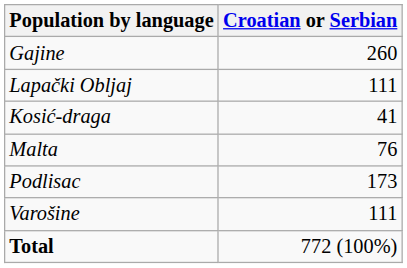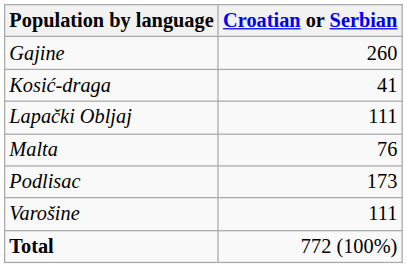rows swapped: (60, 117) <-> (71, 85)
